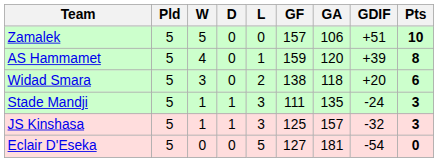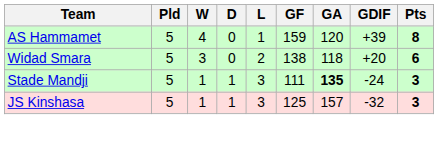- row: (34, 37)
(332, 102) normal -> (332, 80) bold
- row: (52, 146)
